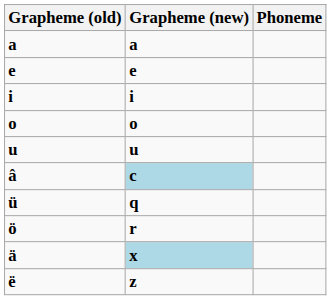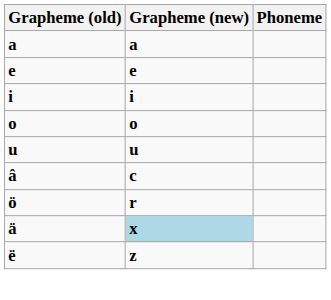(133, 176) lightblue background -> (133, 176) no background
- row: (13, 202)
